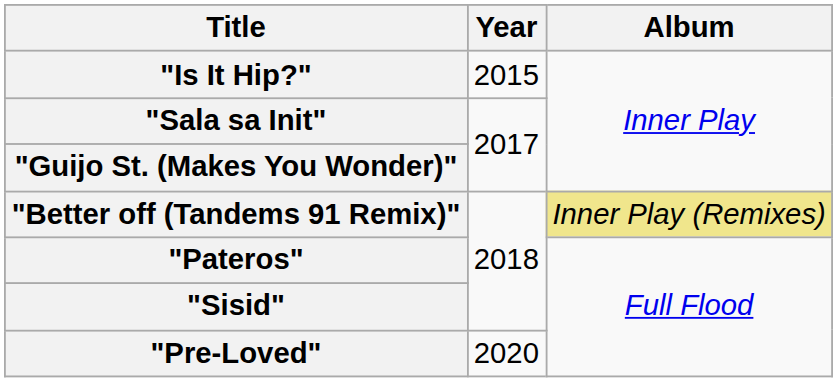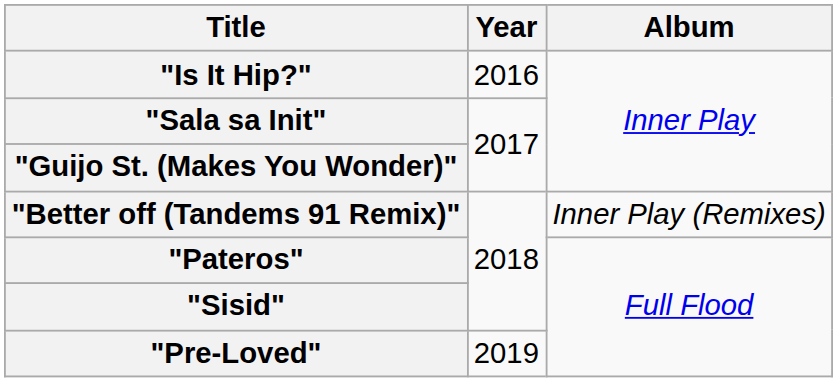(506, 74) 2015 -> (506, 74) 2016
(689, 213) khaki background -> (689, 213) no background
(506, 352) 2020 -> (506, 352) 2019
